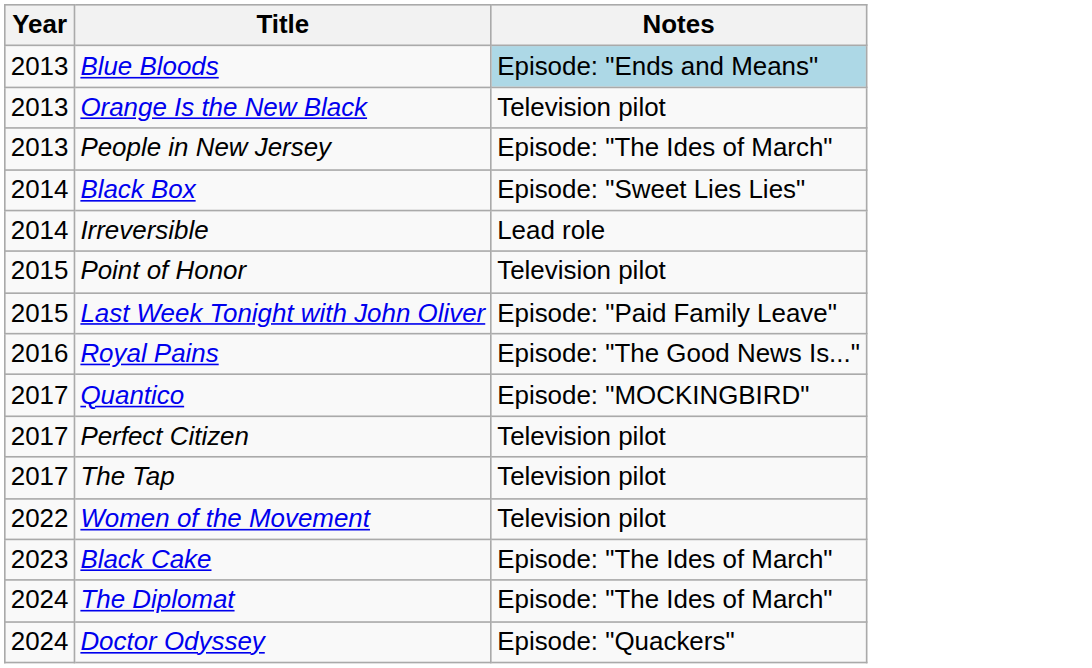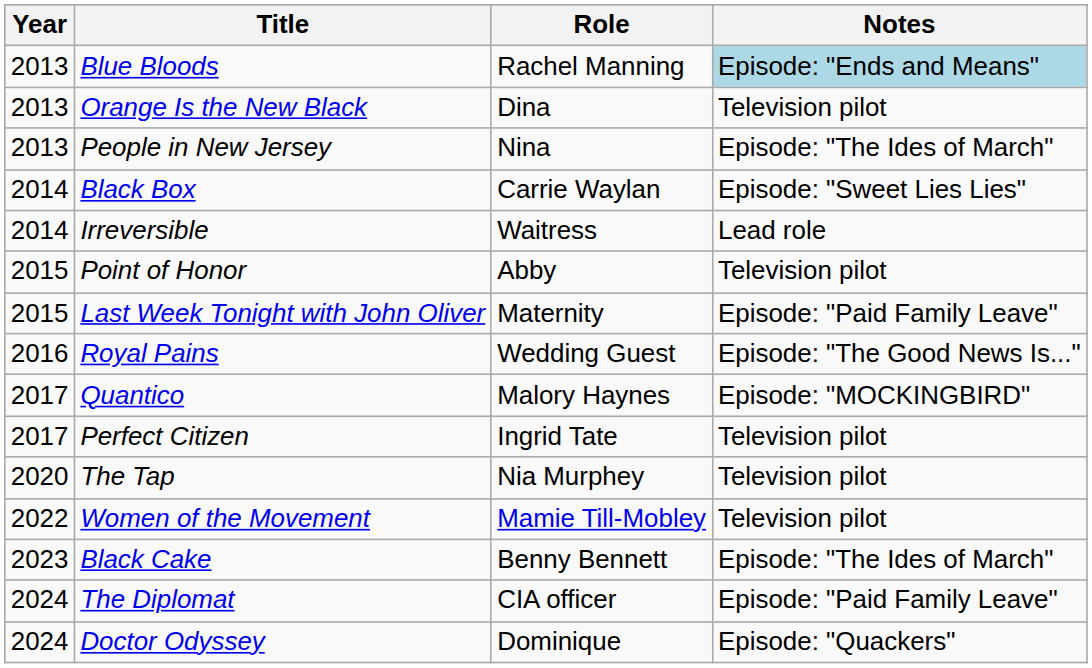+ column: (602, 25)
(40, 477) 2017 -> (40, 477) 2020
(665, 600) Episode: "The Ides of March" -> (888, 600) Episode: "Paid Family Leave"
